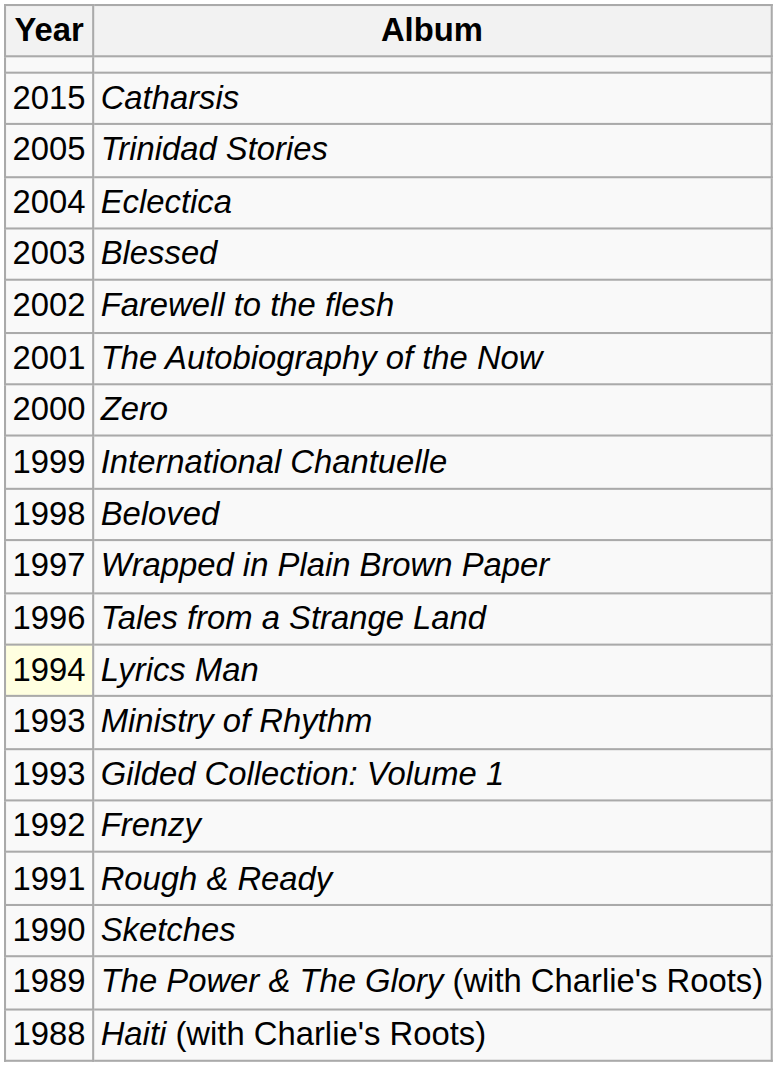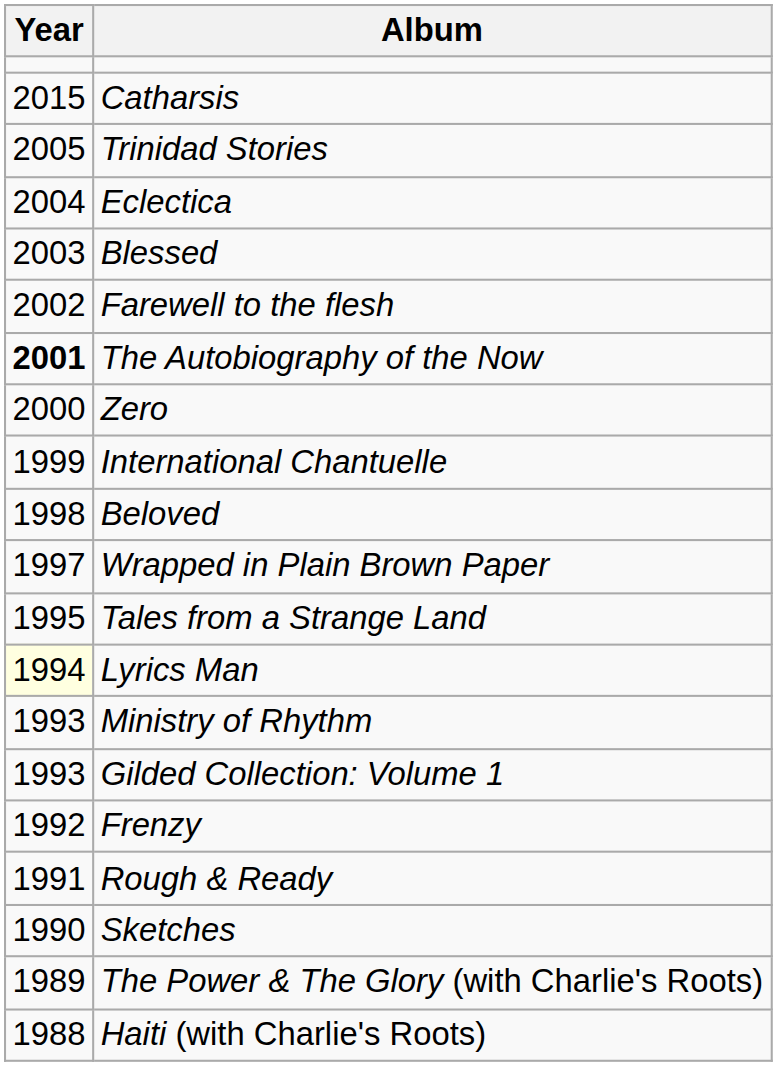(49, 357) normal -> (49, 357) bold
(49, 617) 1996 -> (49, 617) 1995
